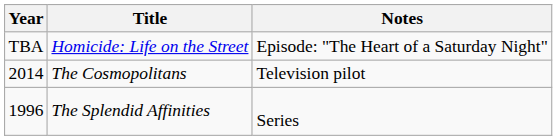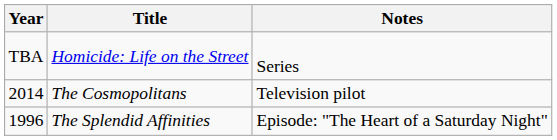(402, 45) Episode: "The Heart of a Saturday Night" -> (278, 65) Series
(278, 120) Series -> (402, 120) Episode: "The Heart of a Saturday Night"
